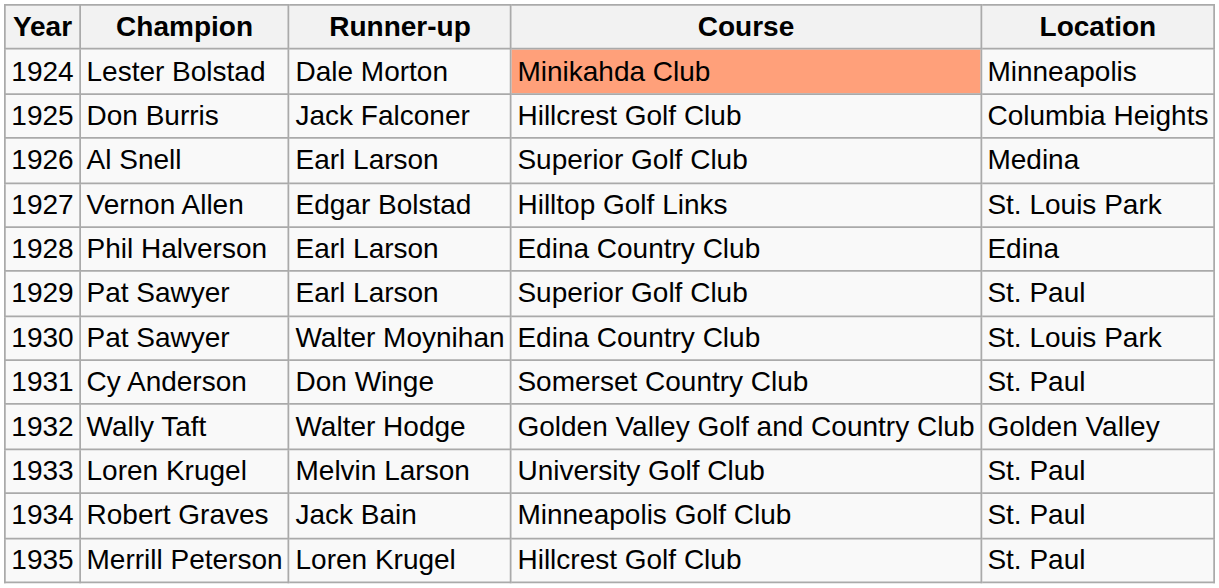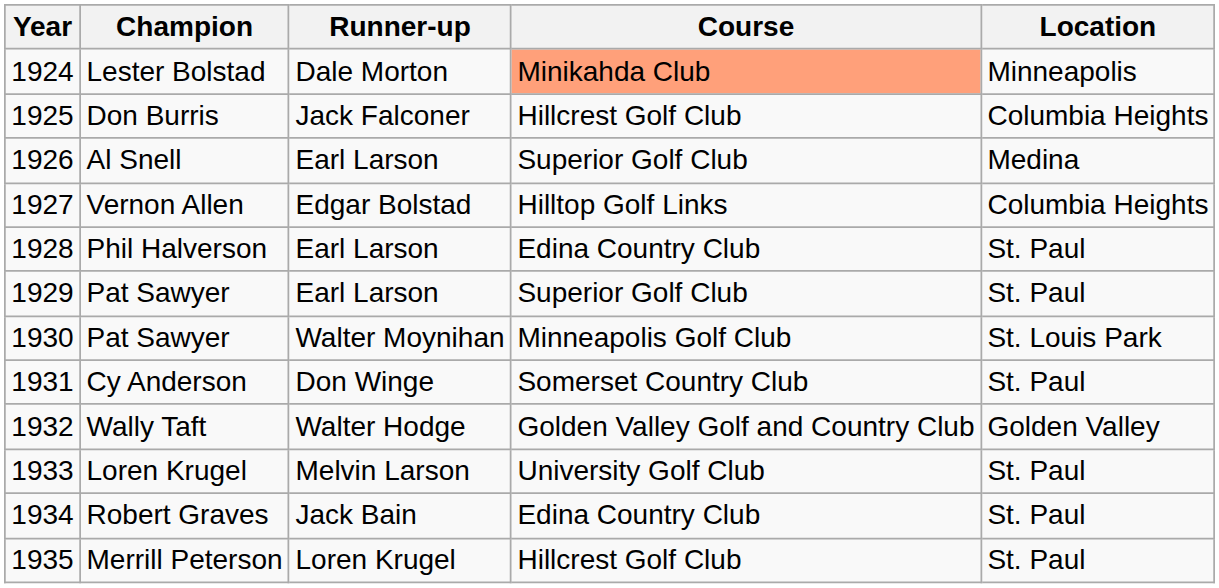(1075, 204) St. Louis Park -> (1098, 204) Columbia Heights
(1023, 248) Edina -> (1036, 248) St. Paul
(639, 337) Edina Country Club -> (654, 337) Minneapolis Golf Club
(654, 515) Minneapolis Golf Club -> (639, 515) Edina Country Club
